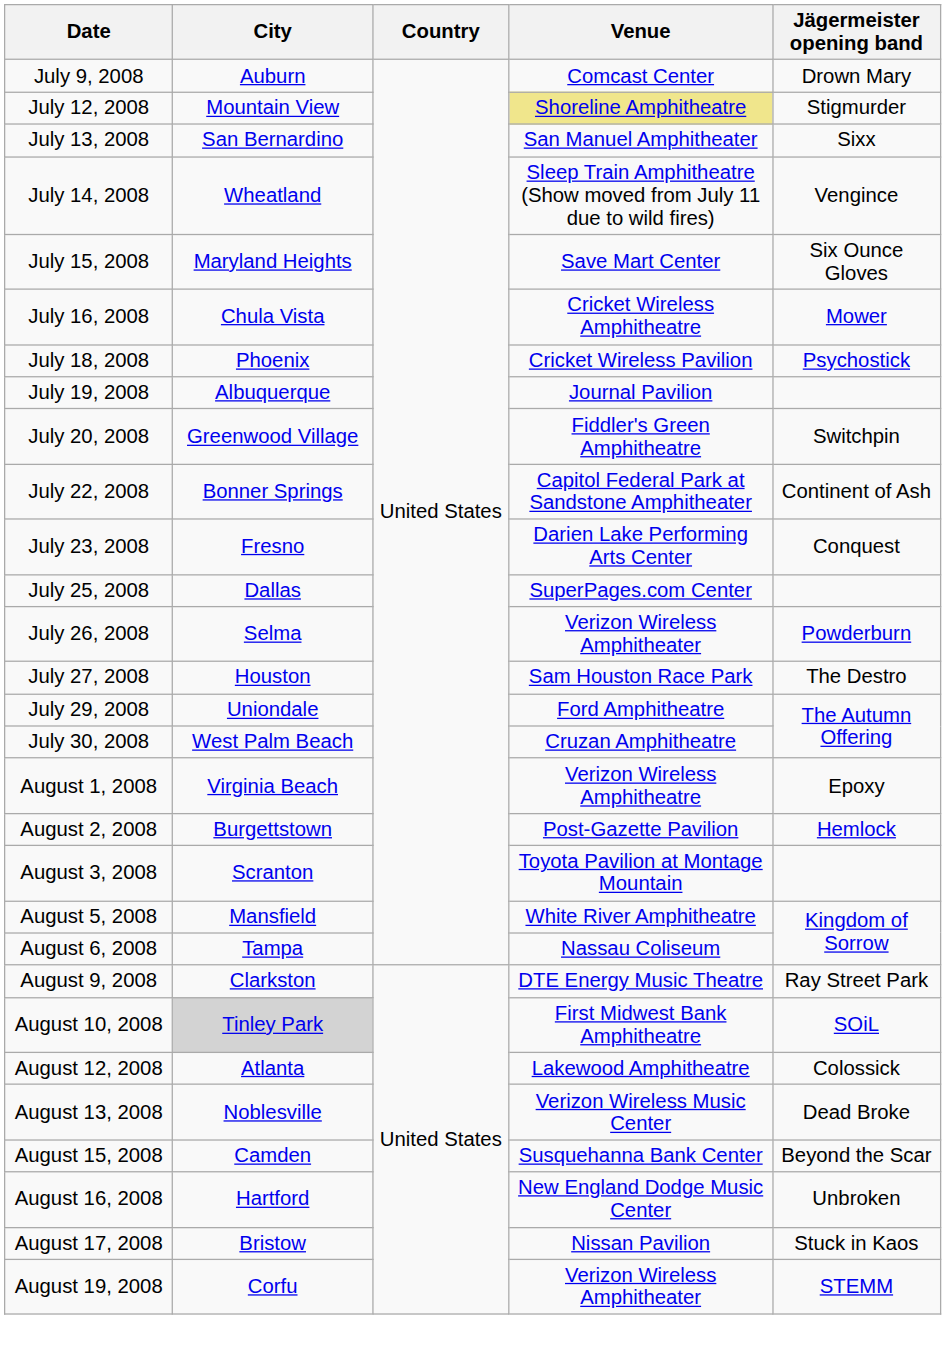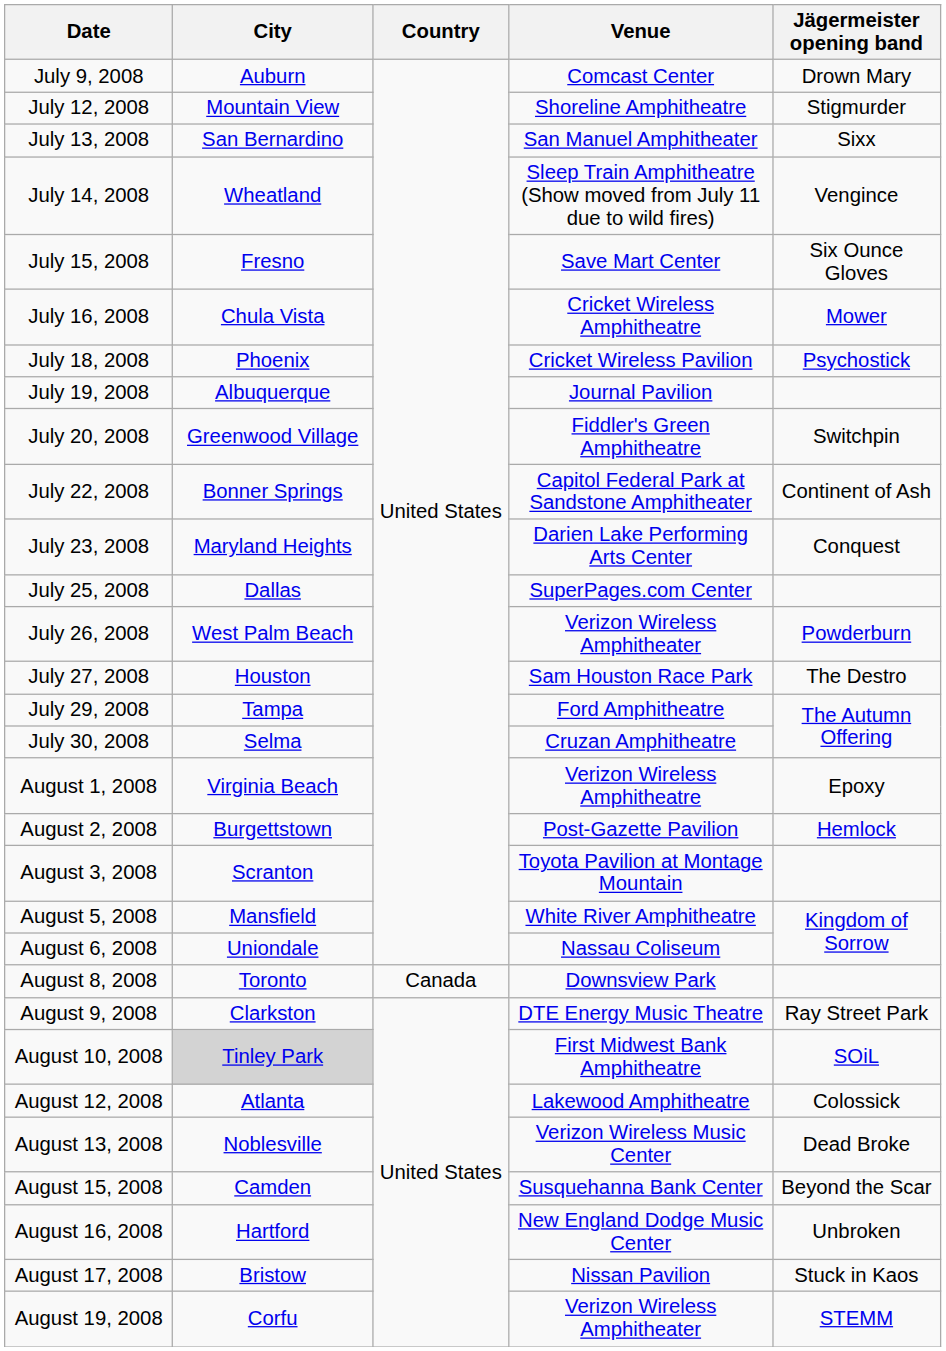(641, 107) khaki background -> (641, 107) no background
(273, 261) Maryland Heights -> (273, 261) Fresno
(273, 546) Fresno -> (273, 546) Maryland Heights
(273, 633) Selma -> (273, 633) West Palm Beach
(273, 709) Uniondale -> (273, 709) Tampa
(273, 741) West Palm Beach -> (273, 741) Selma
(273, 948) Tampa -> (273, 948) Uniondale
+ row: (89, 981)
